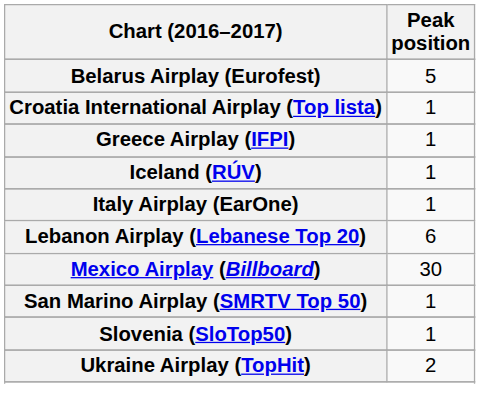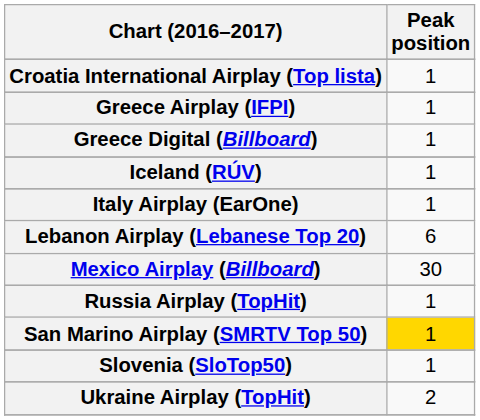- row: (196, 75)
+ row: (196, 140)
+ row: (196, 301)
(431, 301) no background -> (431, 333) gold background
